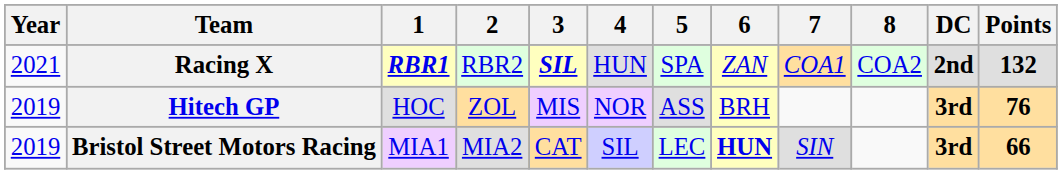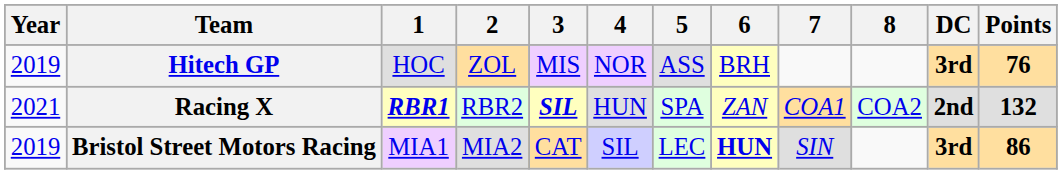rows swapped: (224, 106) <-> (224, 65)
(1018, 147) 66 -> (1018, 147) 86
